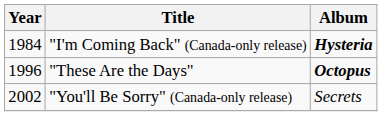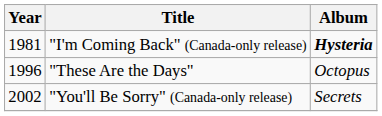(25, 44) 1984 -> (25, 44) 1981
(343, 70) bold -> (342, 70) normal
